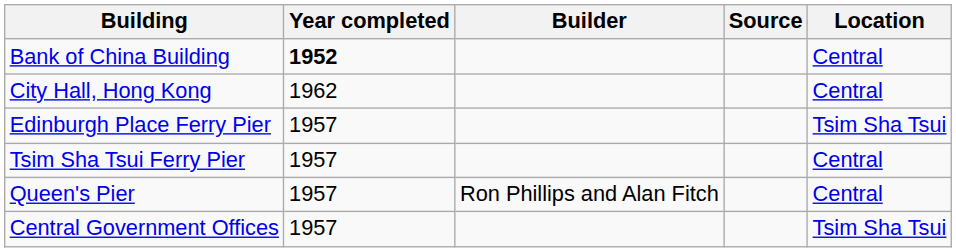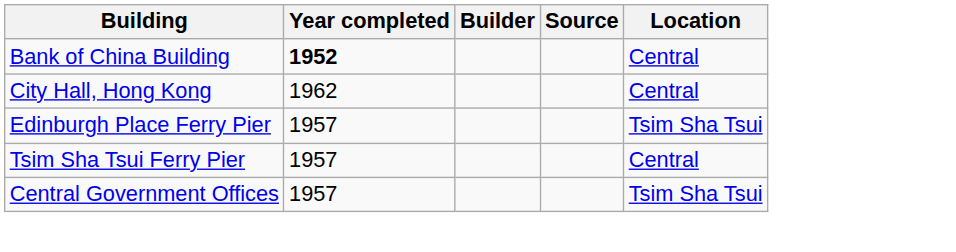- row: (72, 194)
